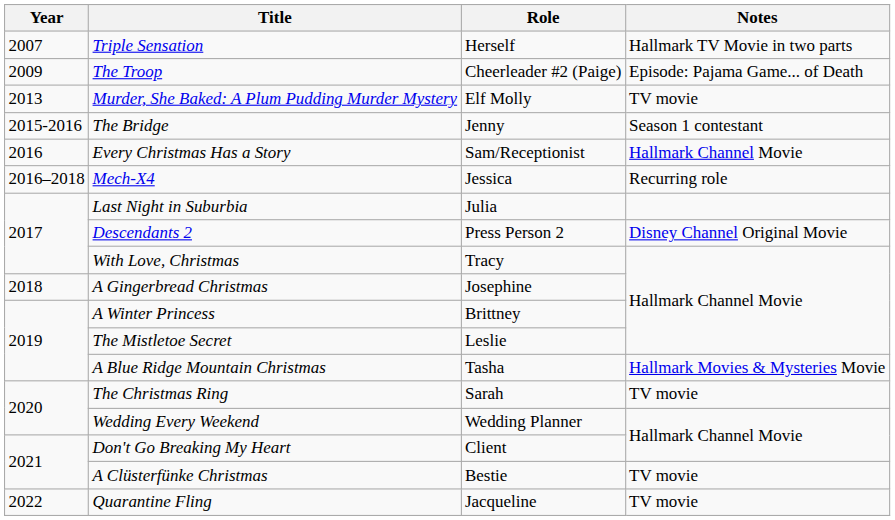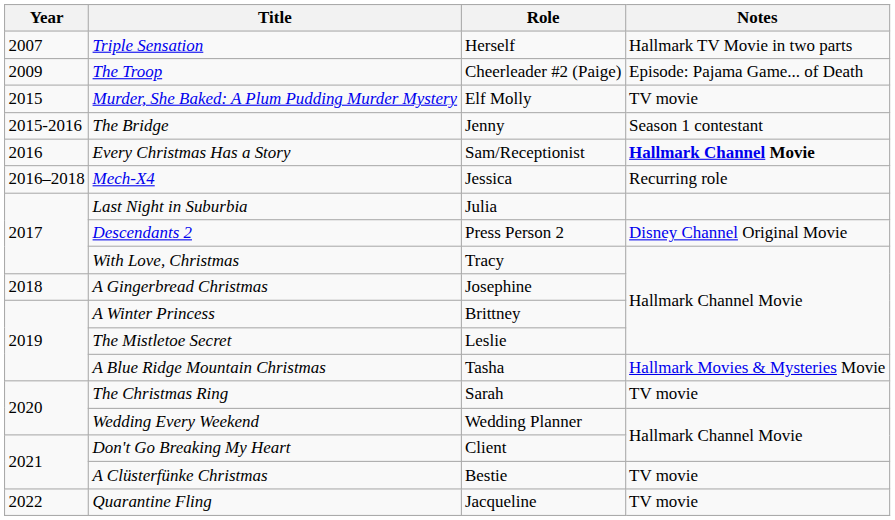(25, 98) 2013 -> (25, 98) 2015
(716, 152) normal -> (722, 152) bold
